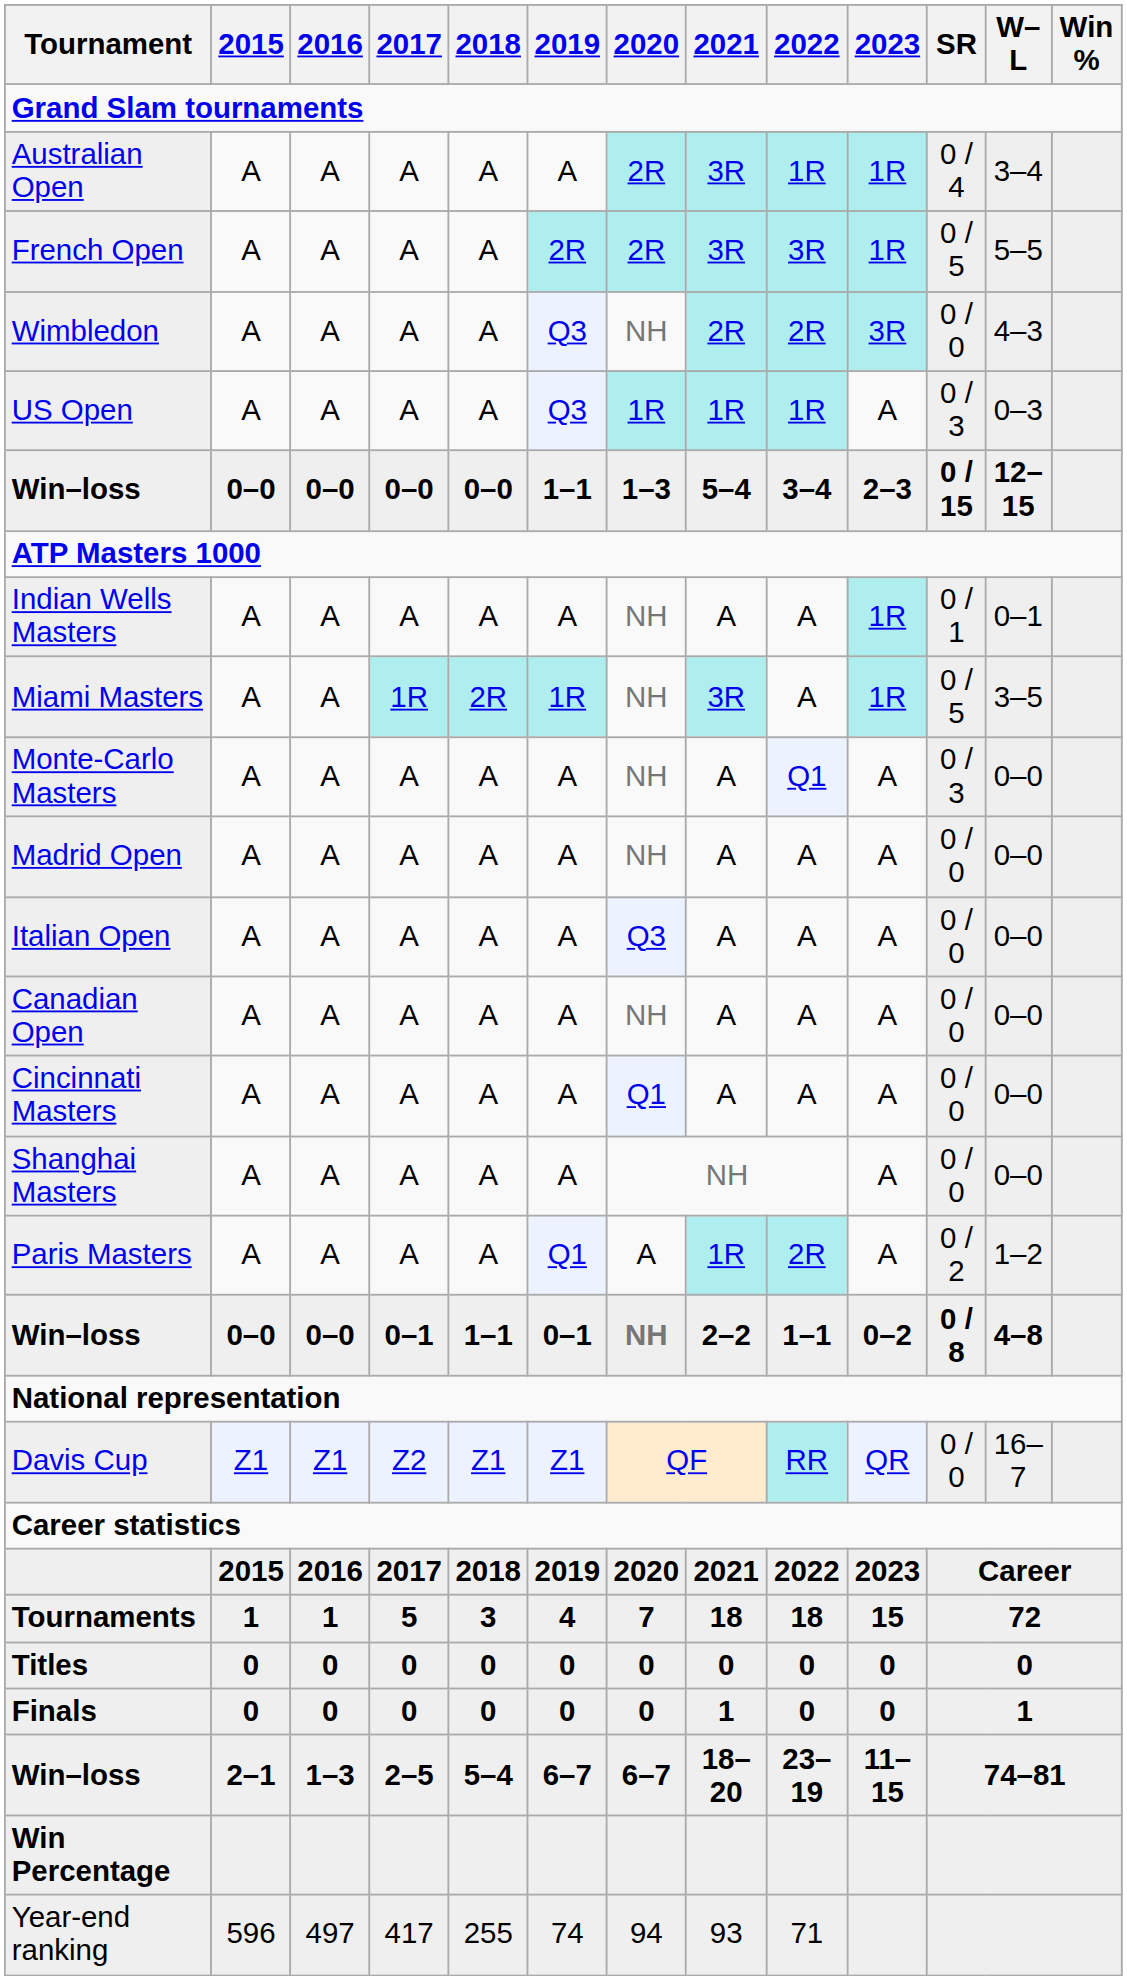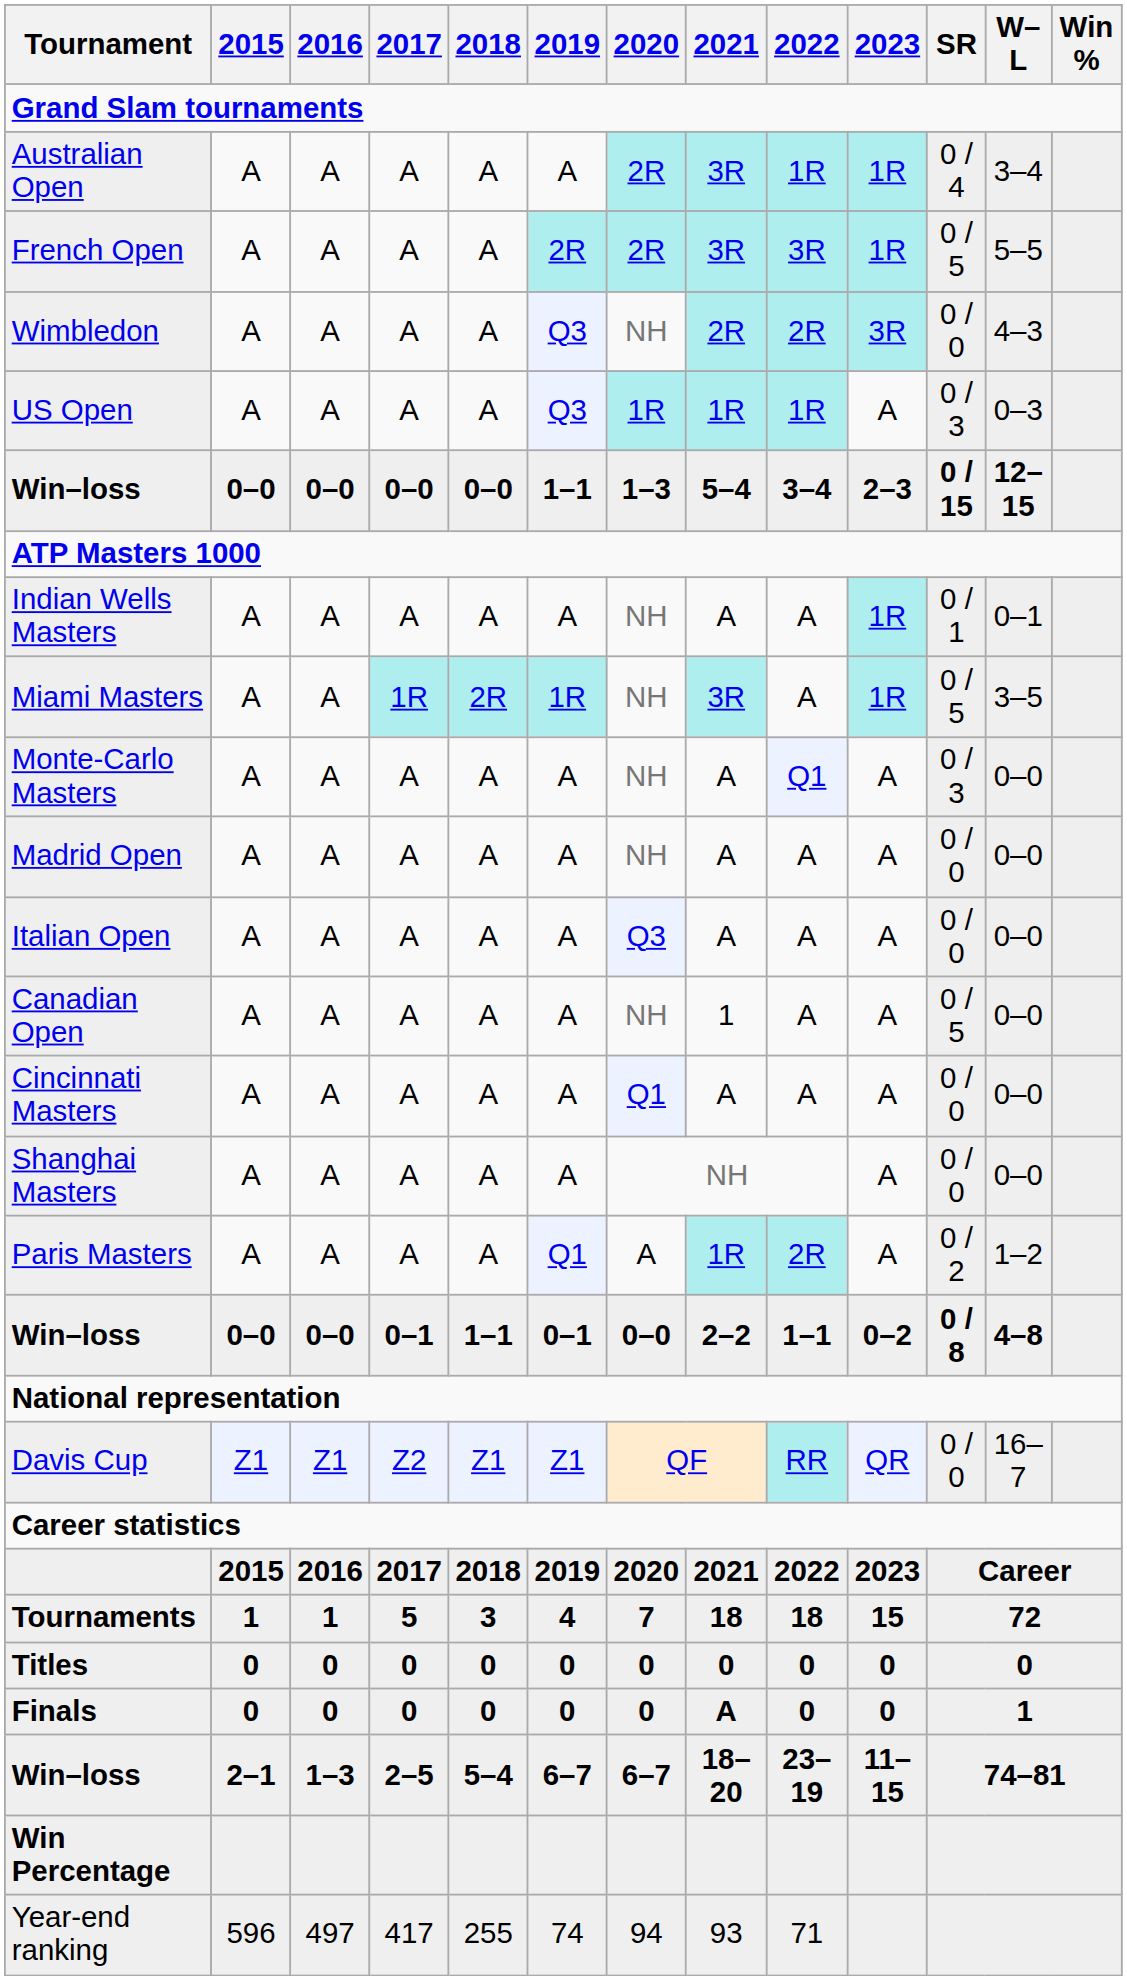(726, 1015) A -> (726, 1015) 1
(956, 1015) 0 / 0 -> (956, 1015) 0 / 5
(646, 1334) NH -> (646, 1334) 0–0
(726, 1711) 1 -> (726, 1711) A
